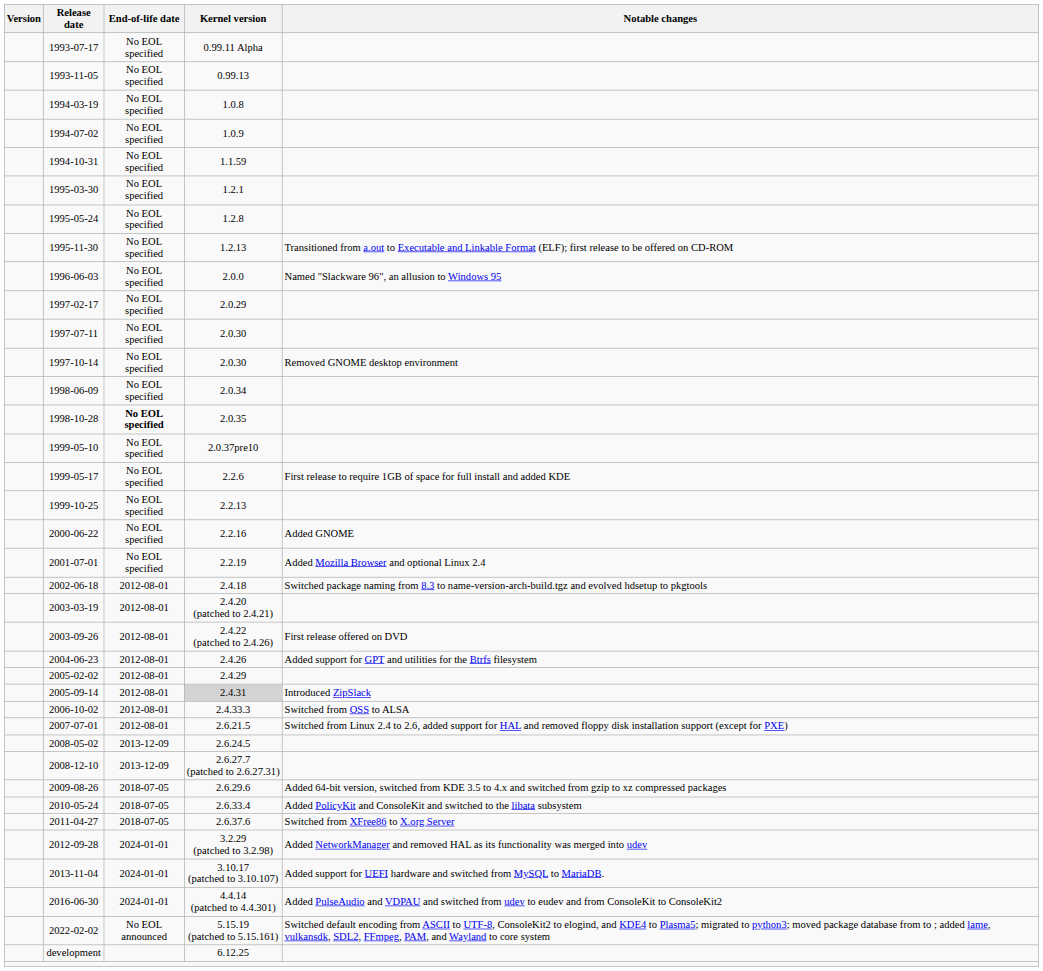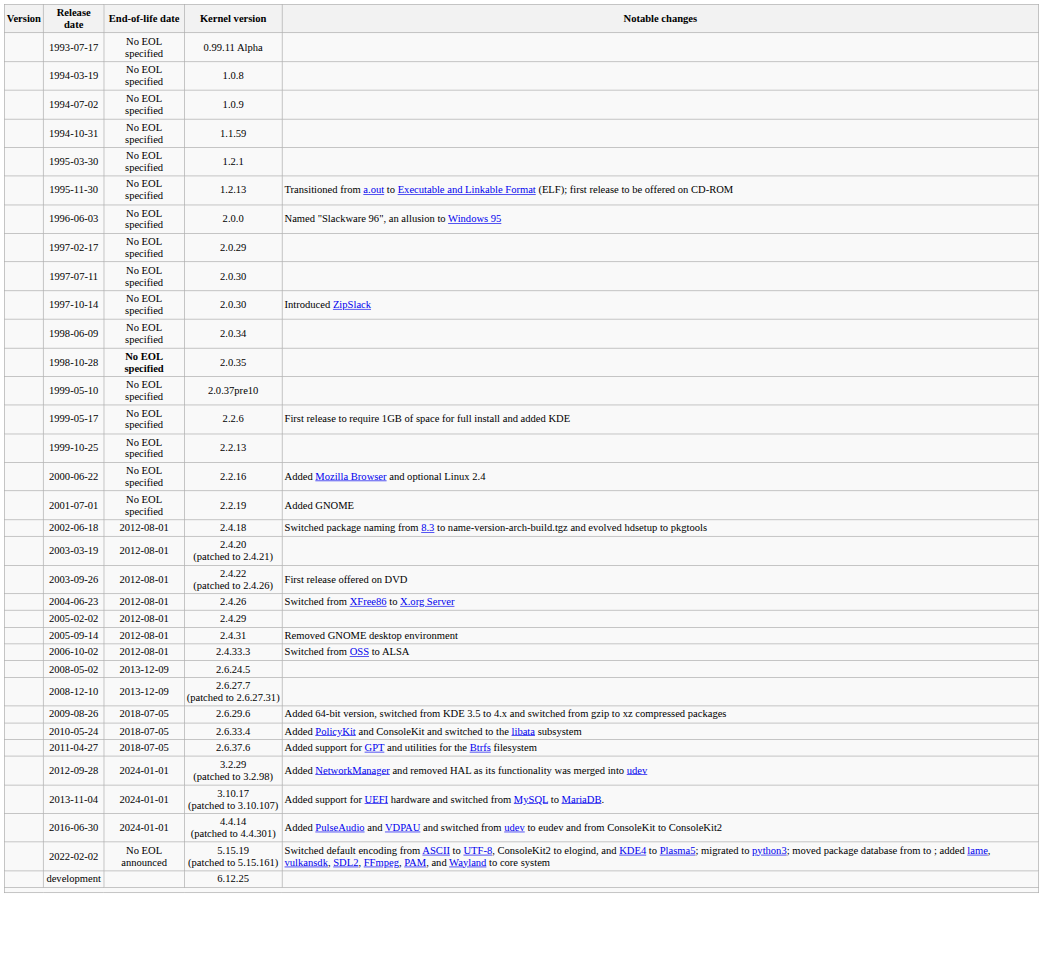- row: (74, 76)
- row: (74, 219)
(371, 362) Removed GNOME desktop environment -> (328, 305) Introduced ZipSlack
(319, 534) Added GNOME -> (385, 476) Added Mozilla Browser and optional Linux 2.4
(385, 562) Added Mozilla Browser and optional Linux 2.4 -> (319, 505) Added GNOME
(411, 659) Added support for GPT and utilities for the Btrfs filesystem -> (369, 602) Switched from XFree86 to X.org Server
(233, 692) lightgrey background -> (233, 635) no background
(328, 692) Introduced ZipSlack -> (371, 635) Removed GNOME desktop environment
- row: (74, 726)
(369, 822) Switched from XFree86 to X.org Server -> (411, 748) Added support for GPT and utilities for the Btrfs filesystem
